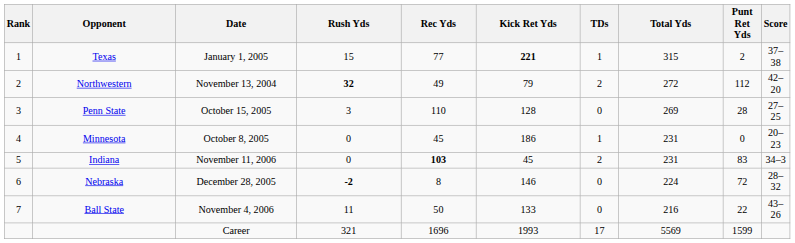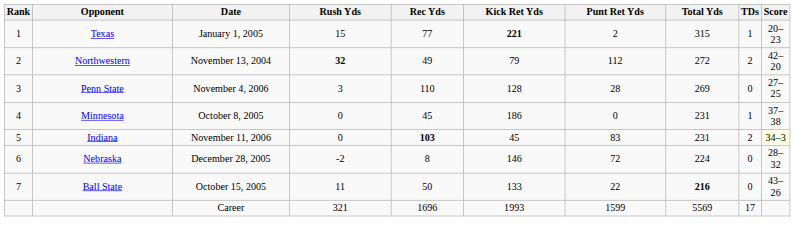columns swapped: (742, 23) <-> (599, 23)
(776, 56) 37–38 -> (776, 34) 20–23
(236, 111) October 15, 2005 -> (231, 88) November 4, 2006
(776, 138) 20–23 -> (776, 116) 37–38
(776, 160) no background -> (776, 137) lightyellow background
(349, 182) bold -> (340, 159) normal
(236, 209) November 4, 2006 -> (231, 186) October 15, 2005
(671, 209) normal -> (702, 186) bold
